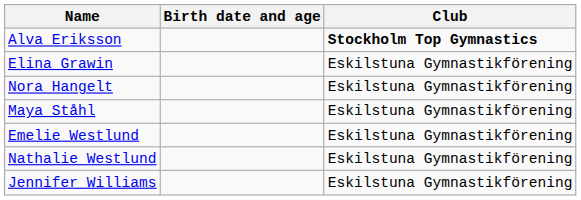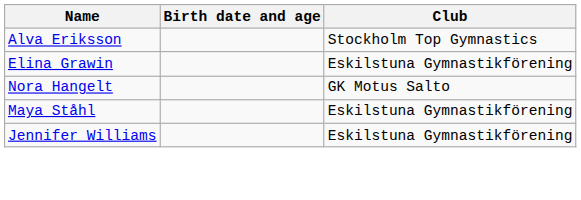(433, 40) bold -> (433, 40) normal
(450, 88) Eskilstuna Gymnastikförening -> (389, 88) GK Motus Salto
- row: (74, 135)
- row: (82, 159)
